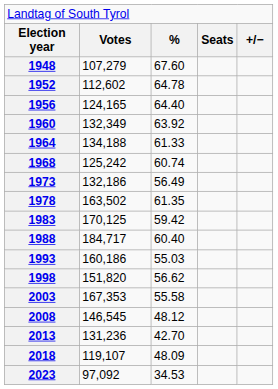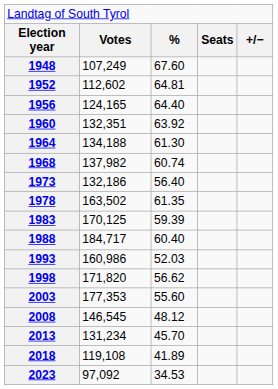(104, 66) 107,279 -> (104, 66) 107,249
(169, 85) 64.78 -> (169, 85) 64.81
(104, 124) 132,349 -> (104, 124) 132,351
(169, 143) 61.33 -> (169, 143) 61.30
(104, 162) 125,242 -> (104, 162) 137,982
(169, 182) 56.49 -> (169, 182) 56.40
(169, 220) 59.42 -> (169, 220) 59.39
(104, 259) 160,186 -> (104, 259) 160,986
(169, 259) 55.03 -> (169, 259) 52.03
(104, 278) 151,820 -> (104, 278) 171,820
(104, 297) 167,353 -> (104, 297) 177,353
(169, 297) 55.58 -> (169, 297) 55.60
(104, 336) 131,236 -> (104, 336) 131,234
(169, 336) 42.70 -> (169, 336) 45.70
(104, 355) 119,107 -> (104, 355) 119,108
(169, 355) 48.09 -> (169, 355) 41.89
